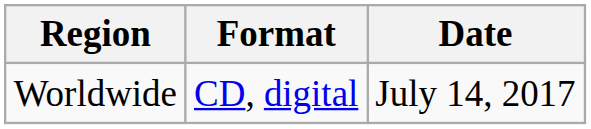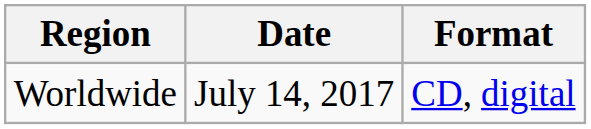columns swapped: (475, 33) <-> (276, 33)
